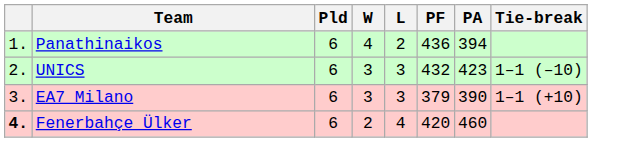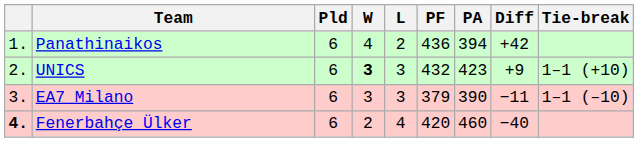+ column: (514, 18)
(368, 71) normal -> (368, 71) bold
(539, 71) 1–1 (–10) -> (586, 71) 1–1 (+10)
(539, 97) 1–1 (+10) -> (586, 97) 1–1 (–10)
